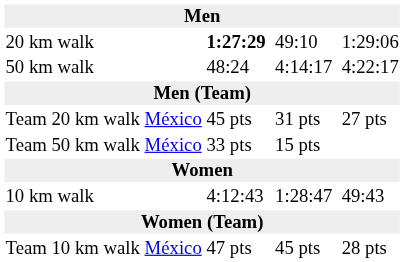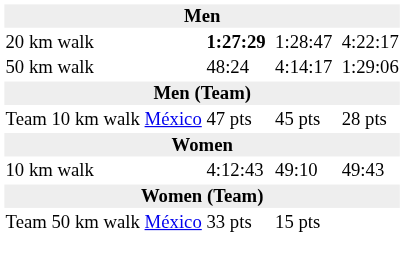(296, 41) 49:10 -> (304, 41) 1:28:47
(370, 41) 1:29:06 -> (370, 41) 4:22:17
(370, 67) 4:22:17 -> (370, 67) 1:29:06
- row: (73, 118)
rows swapped: (73, 144) <-> (73, 247)
(304, 196) 1:28:47 -> (296, 170) 49:10
